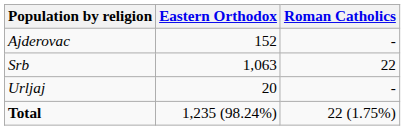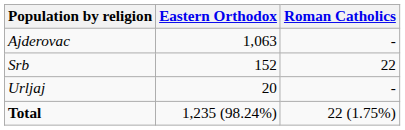(266, 40) 152 -> (260, 40) 1,063
(260, 64) 1,063 -> (266, 64) 152
